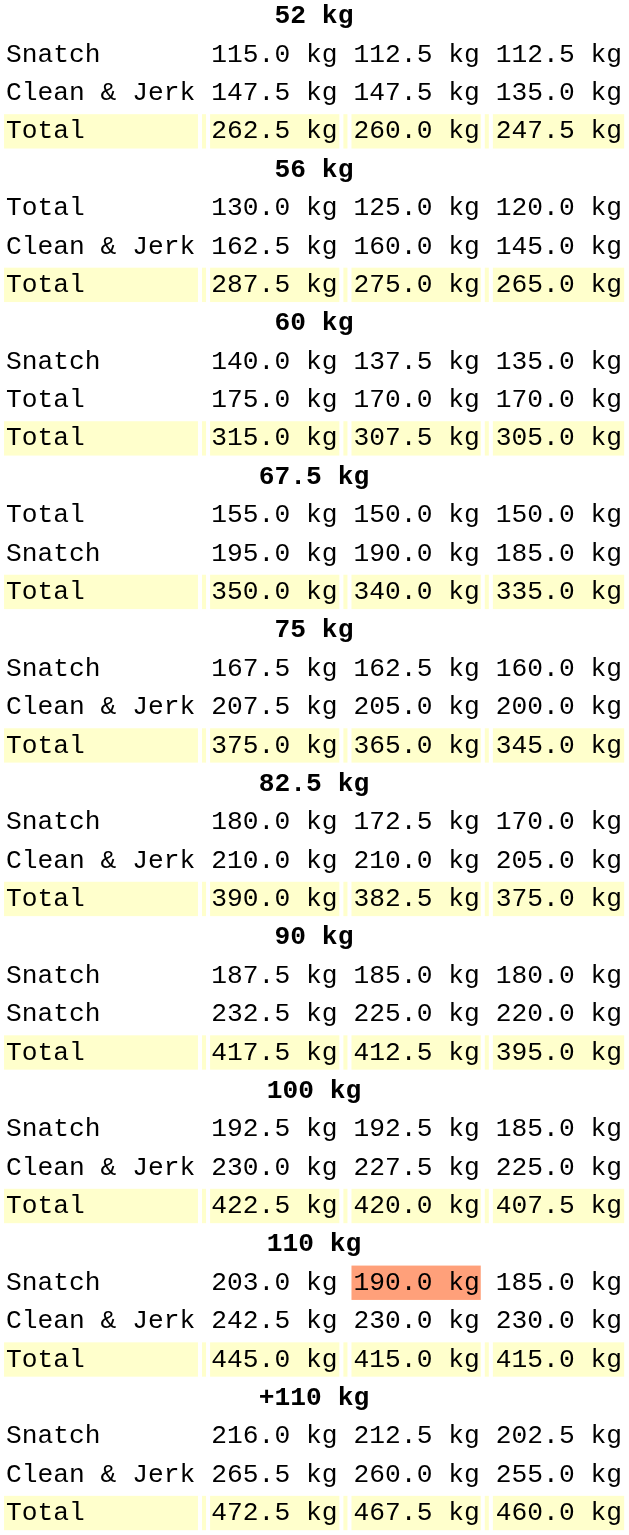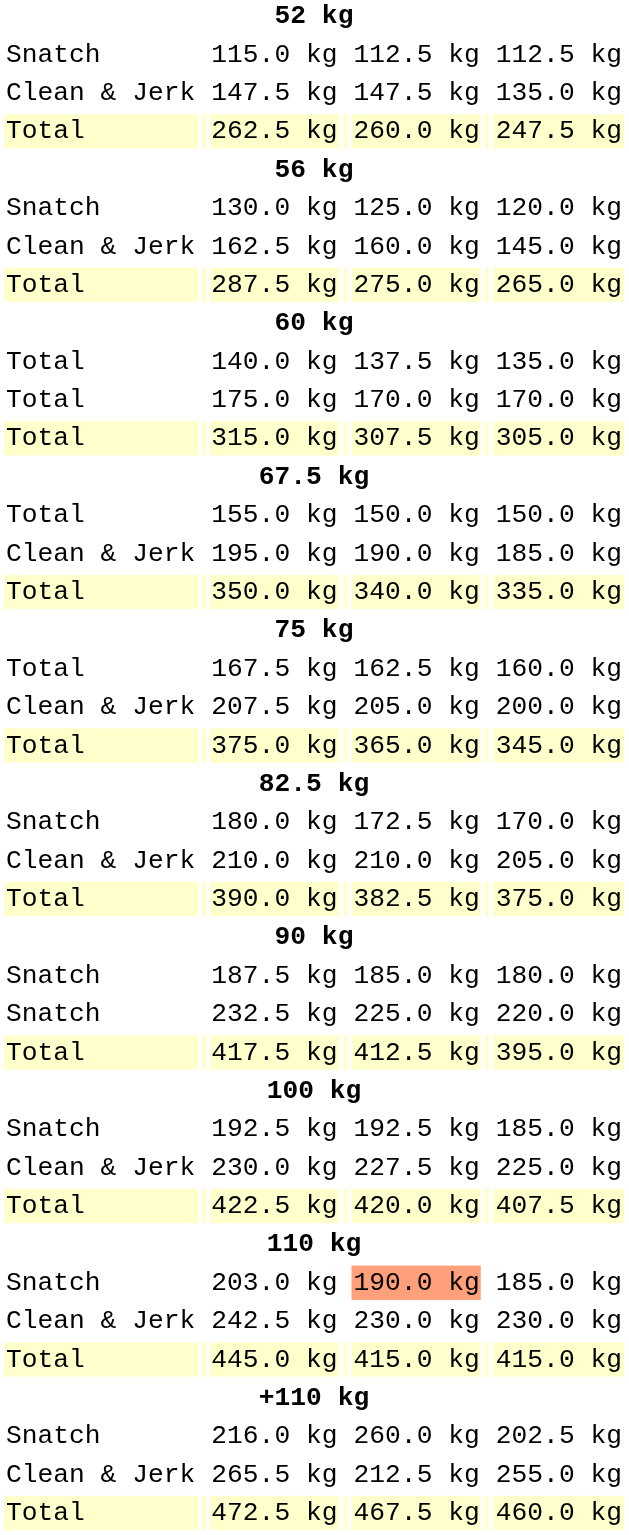(45, 208) Total -> (53, 208) Snatch
(53, 362) Snatch -> (45, 362) Total
(53, 554) Snatch -> (101, 554) Clean & Jerk
(53, 669) Snatch -> (45, 669) Total
(417, 1436) 212.5 kg -> (417, 1436) 260.0 kg
(417, 1475) 260.0 kg -> (417, 1475) 212.5 kg
